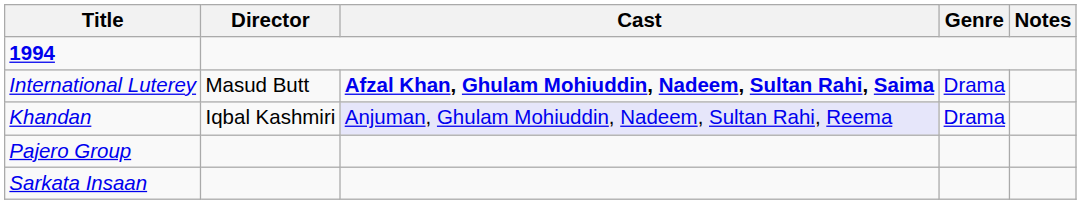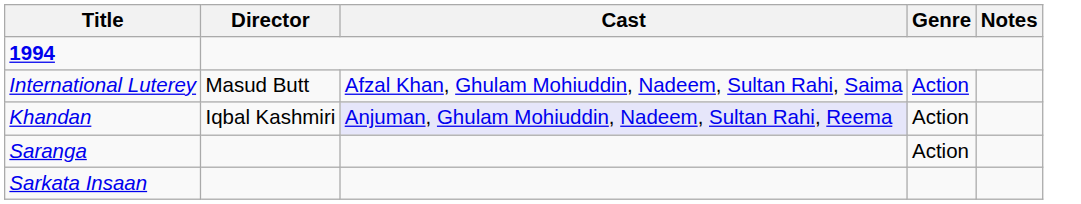(639, 85) bold -> (624, 85) normal
(974, 85) Drama -> (940, 85) Action
(974, 118) Drama -> (940, 118) Action
- row: (70, 150)
+ row: (48, 150)
